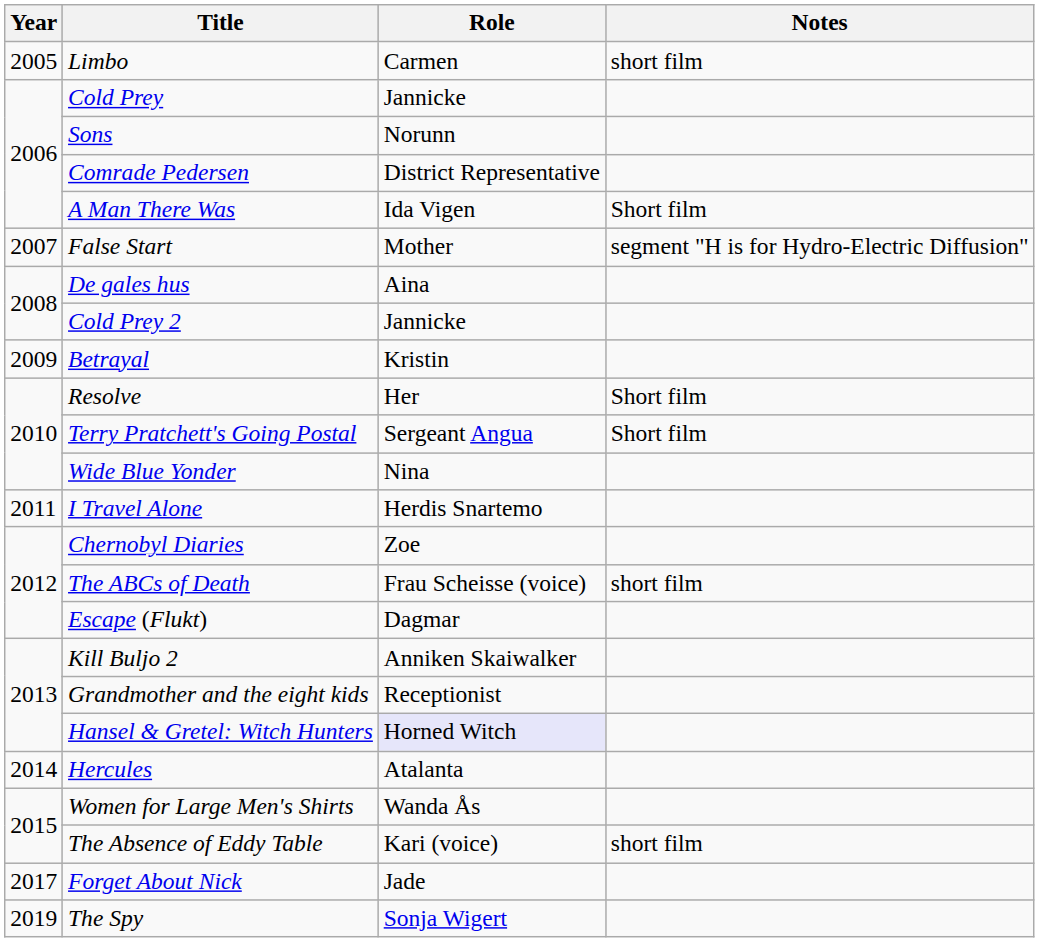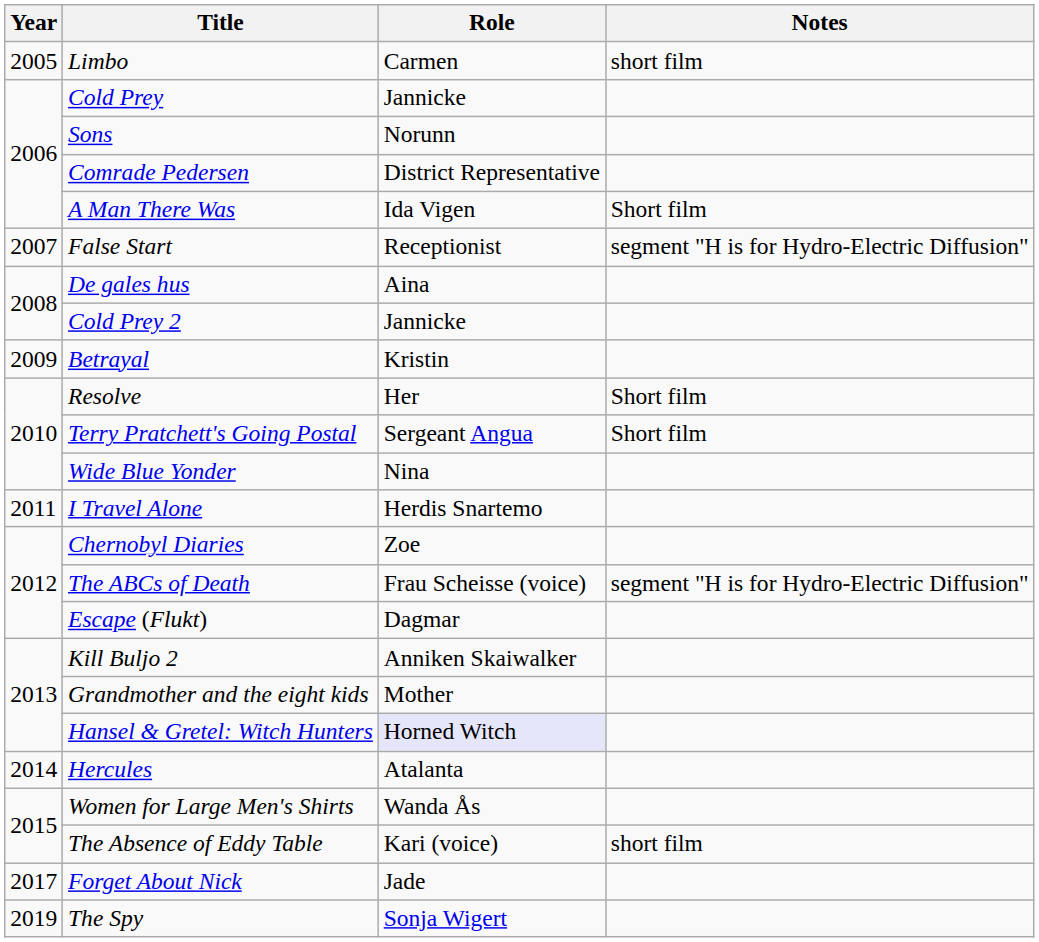(418, 246) Mother -> (443, 246) Receptionist
(657, 582) short film -> (820, 582) segment "H is for Hydro-Electric Diffusion"
(443, 694) Receptionist -> (418, 694) Mother
